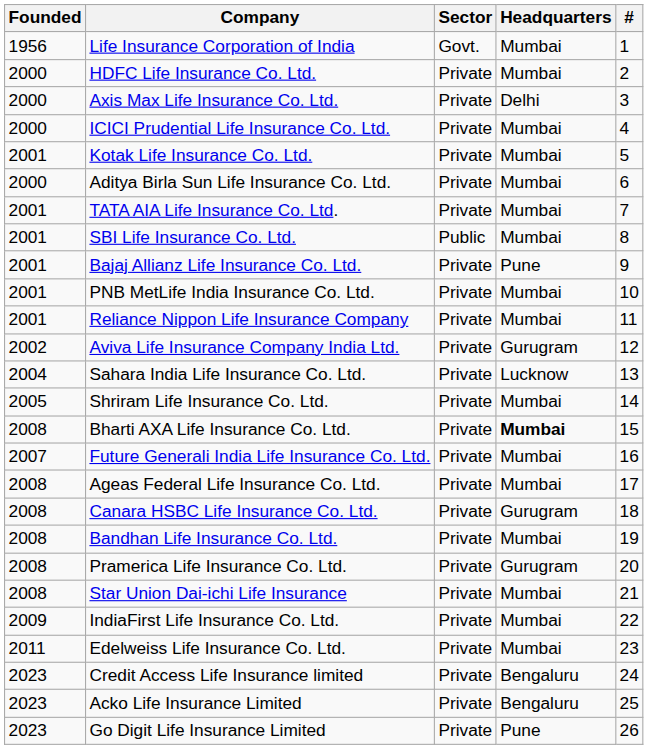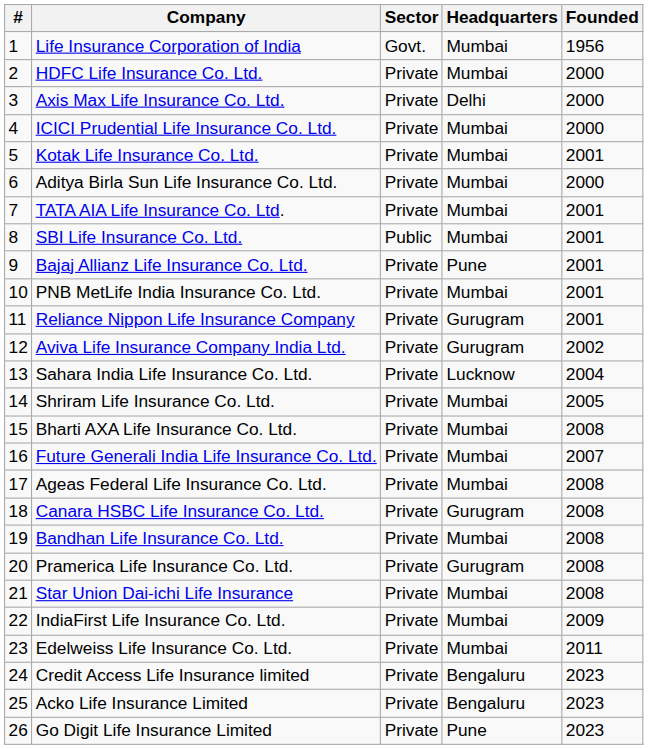columns swapped: (629, 18) <-> (45, 18)
(531, 319) Mumbai -> (485, 319) Gurugram
(533, 429) bold -> (477, 429) normal
